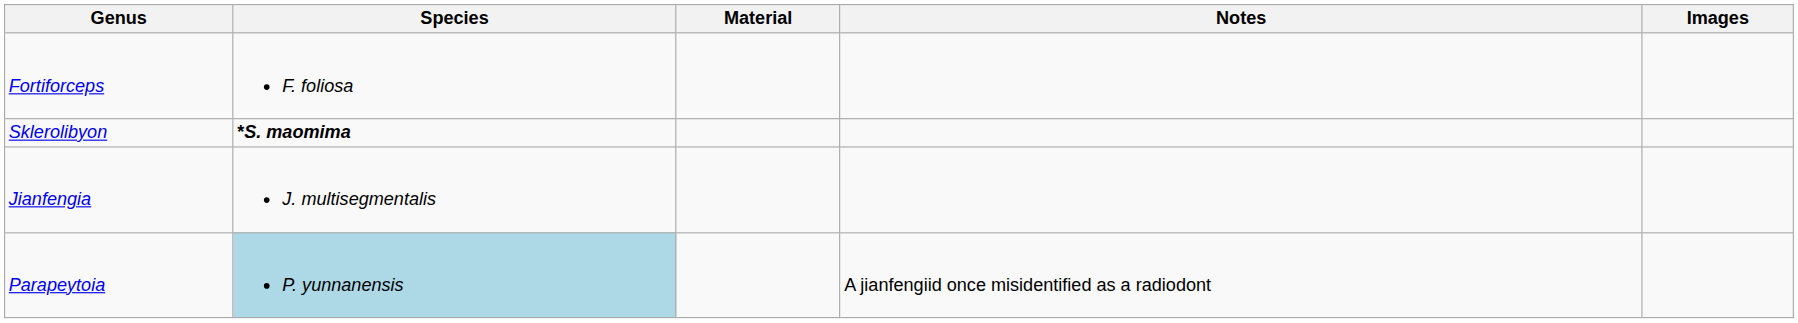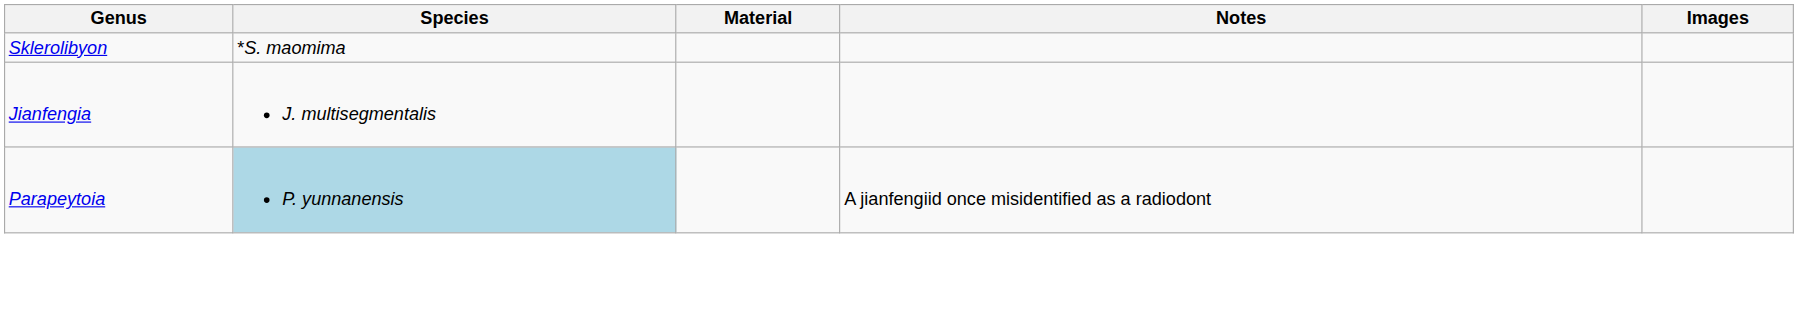- row: (56, 85)
(294, 132) bold -> (291, 47) normal
